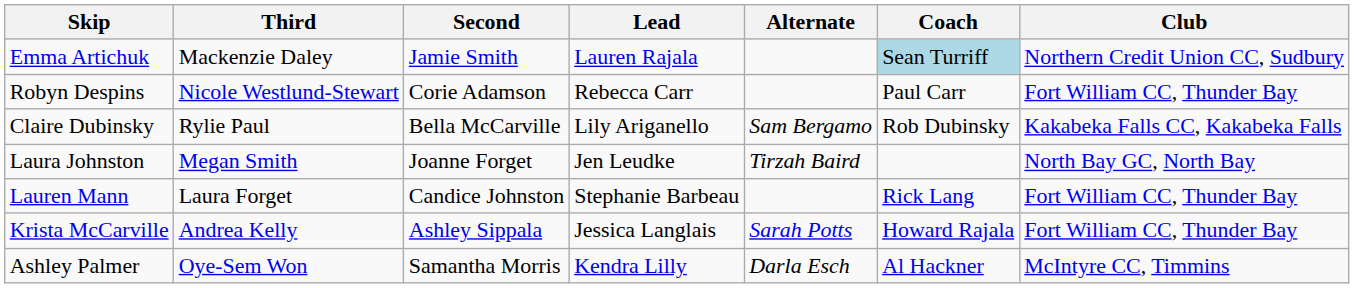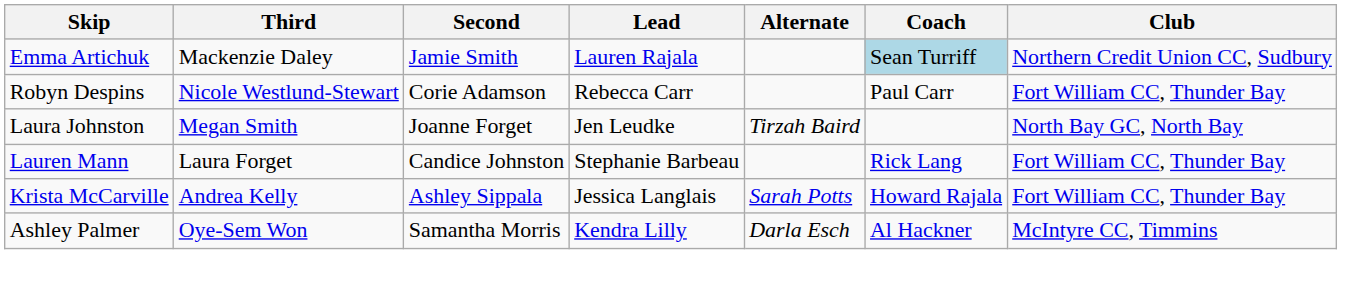- row: (82, 126)
